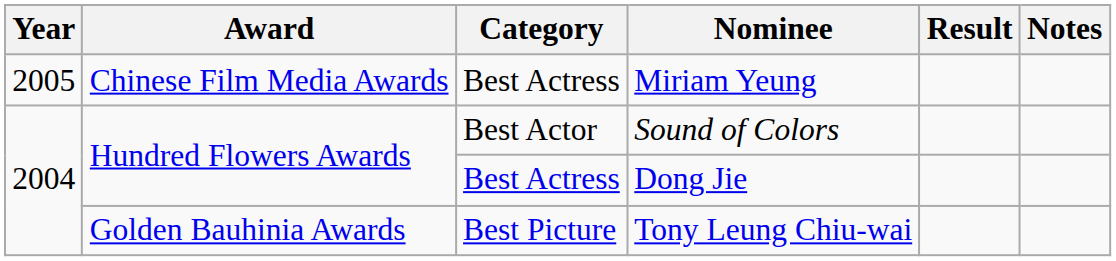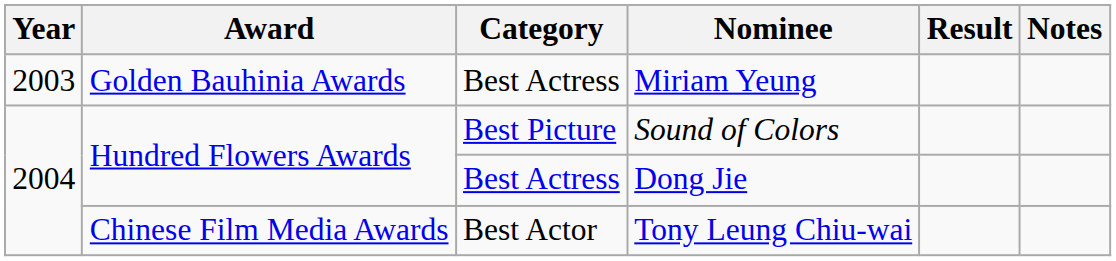(44, 79) 2005 -> (44, 79) 2003
(269, 79) Chinese Film Media Awards -> (248, 79) Golden Bauhinia Awards
(530, 129) Best Actor -> (540, 129) Best Picture
(248, 229) Golden Bauhinia Awards -> (269, 229) Chinese Film Media Awards
(540, 229) Best Picture -> (530, 229) Best Actor
